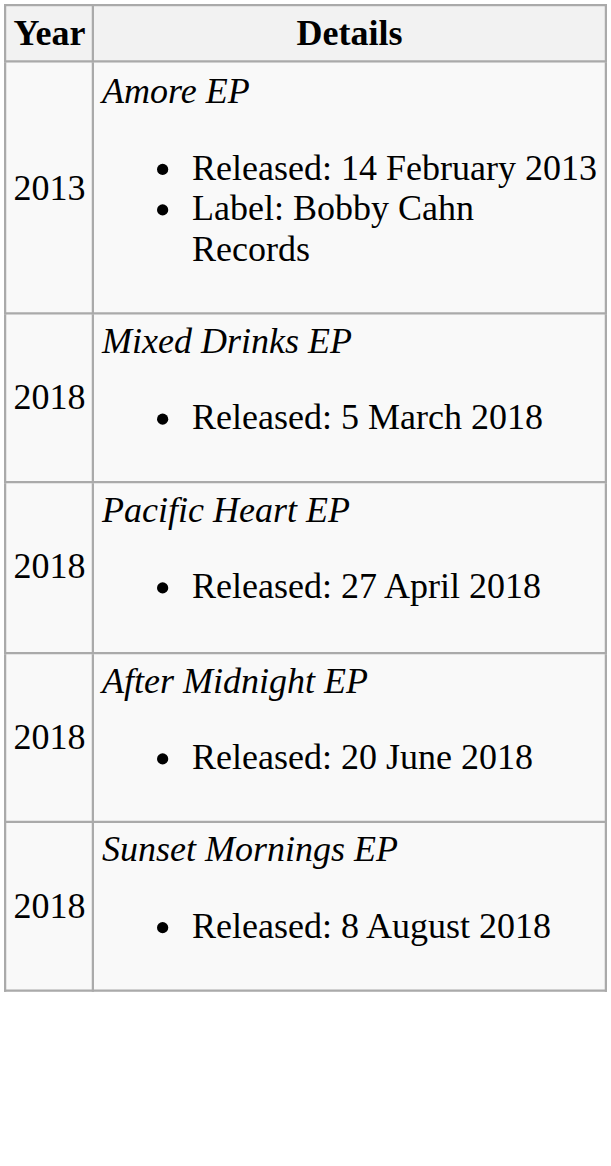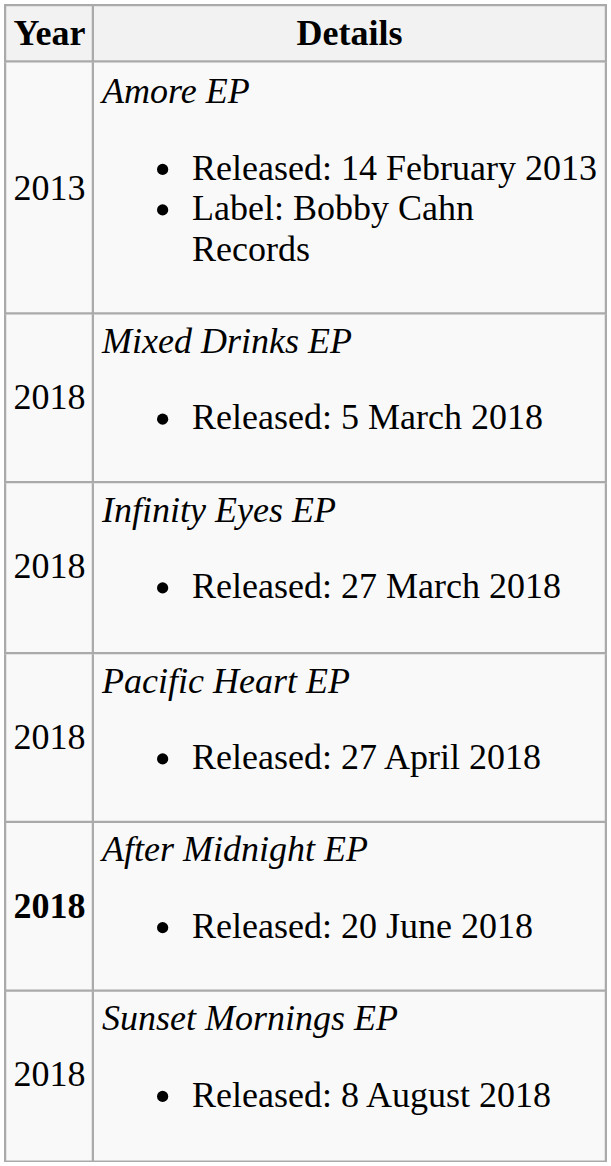+ row: (350, 549)
(49, 736) normal -> (49, 905) bold
